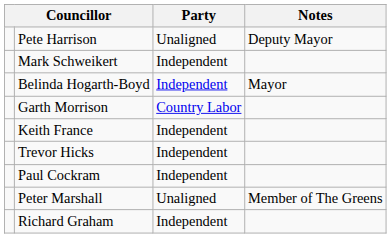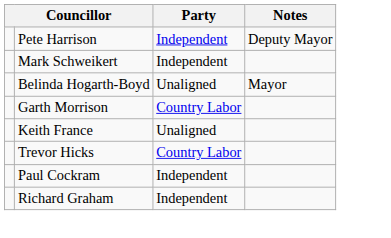(186, 38) Unaligned -> (192, 38) Independent
(192, 84) Independent -> (186, 84) Unaligned
(192, 130) Independent -> (186, 130) Unaligned
(192, 152) Independent -> (199, 152) Country Labor
- row: (60, 198)
